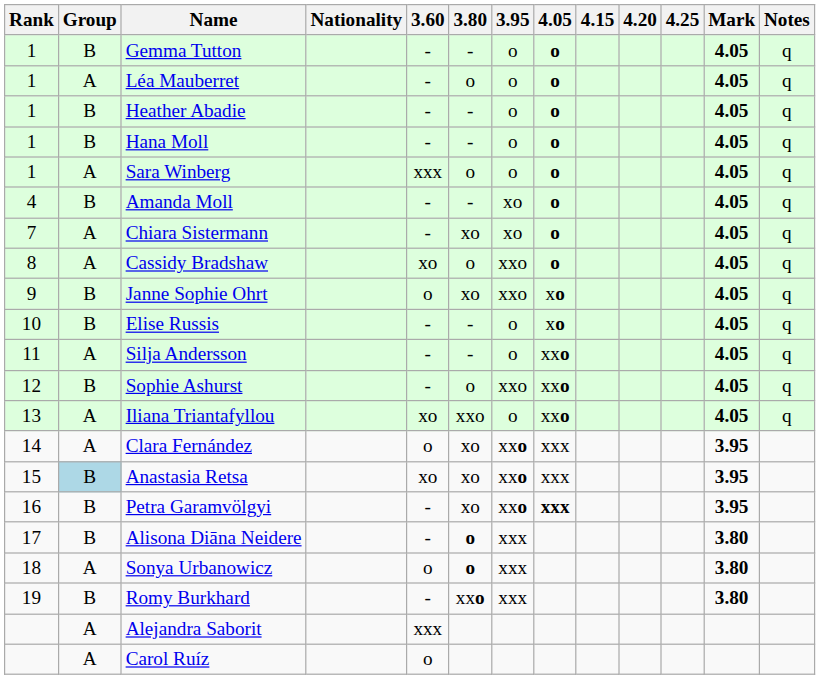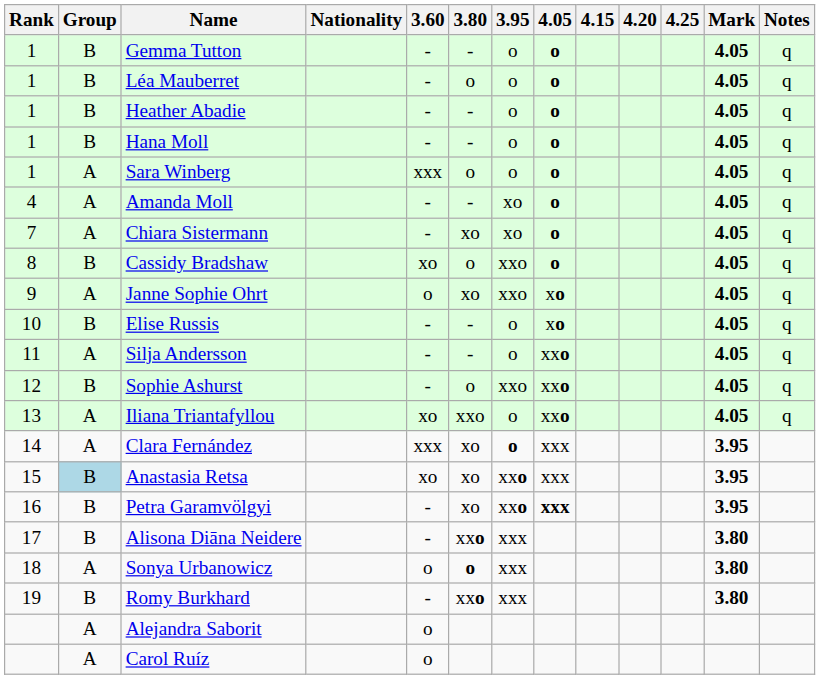(90, 80) A -> (90, 80) B
(90, 202) B -> (90, 202) A
(90, 263) A -> (90, 263) B
(90, 293) B -> (90, 293) A
(428, 446) o -> (428, 446) xxx
(513, 446) xxo -> (513, 446) o
(470, 537) o -> (470, 537) xxo
(428, 628) xxx -> (428, 628) o
